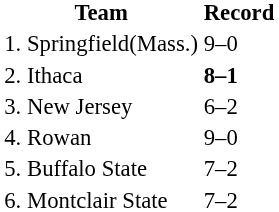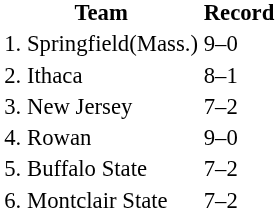(221, 75) bold -> (221, 75) normal
(221, 106) 6–2 -> (221, 106) 7–2
